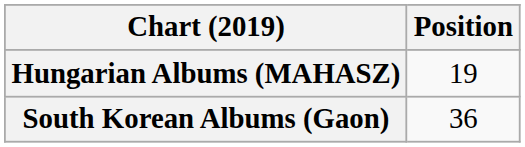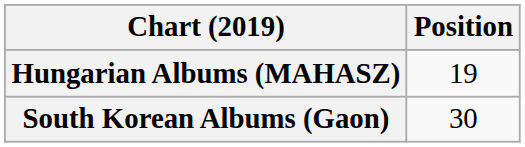(463, 118) 36 -> (463, 118) 30
